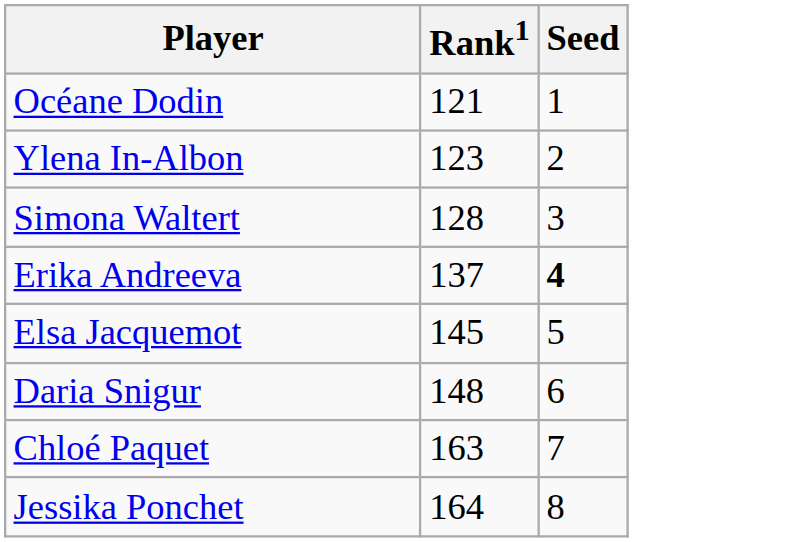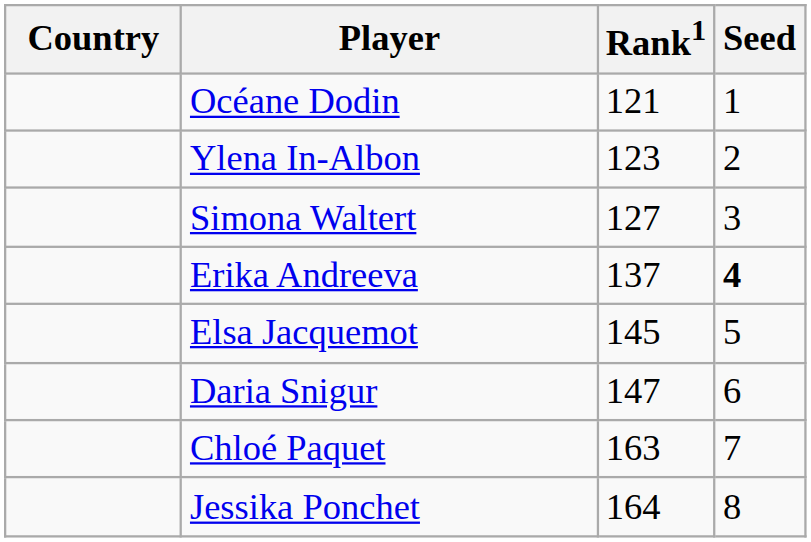+ column: (93, 38)
(457, 216) 128 -> (633, 216) 127
(457, 390) 148 -> (633, 390) 147
